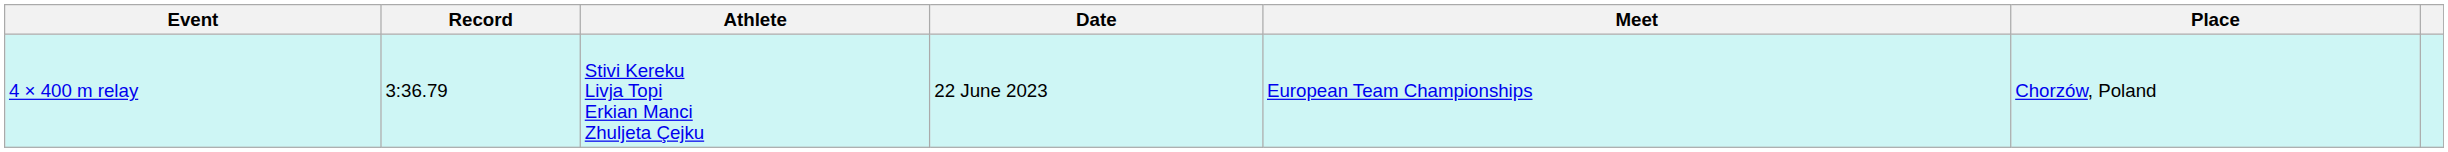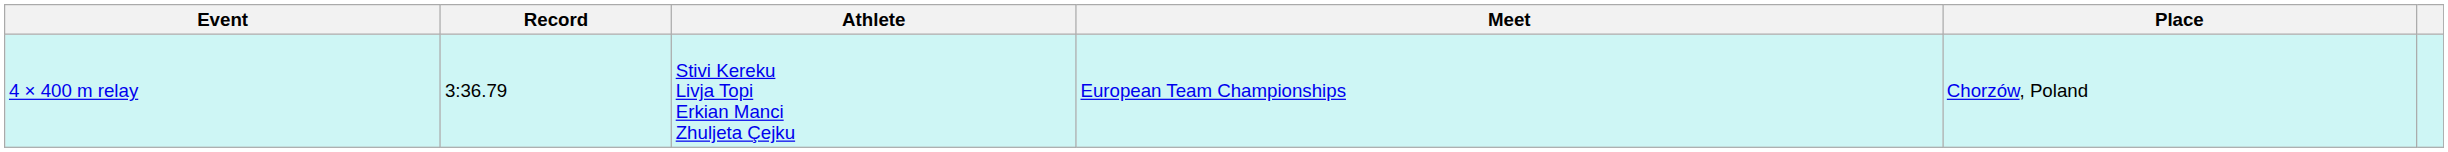- column: (1096, 20)
